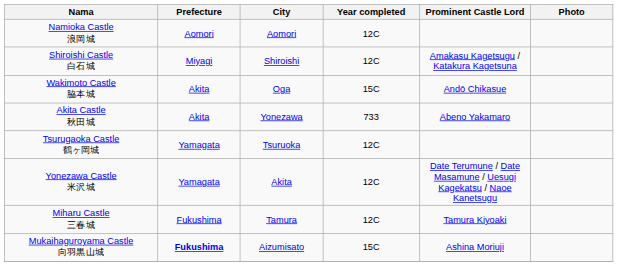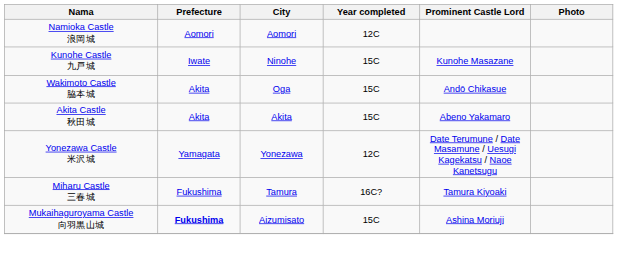+ row: (81, 60)
- row: (81, 60)
(282, 117) Yonezawa -> (282, 117) Akita
(371, 117) 733 -> (371, 117) 15C
- row: (81, 144)
(282, 182) Akita -> (282, 154) Yonezawa
(371, 219) 12C -> (371, 192) 16C?
